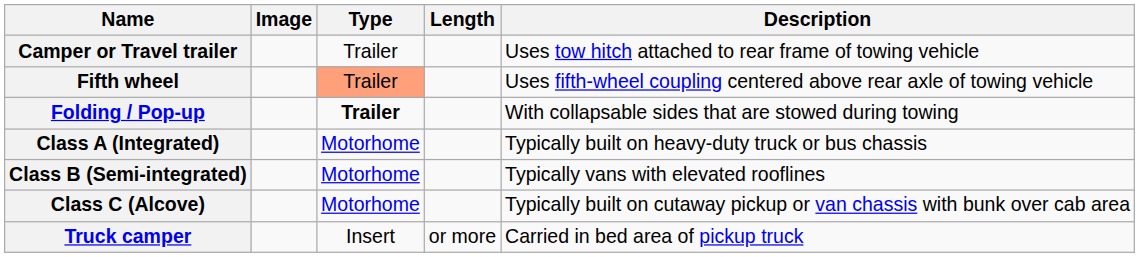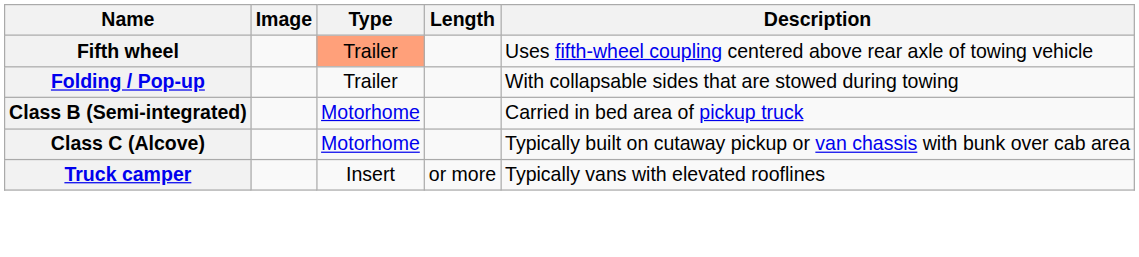- row: (128, 50)
(370, 112) bold -> (370, 81) normal
- row: (128, 143)
(665, 174) Typically vans with elevated rooflines -> (654, 112) Carried in bed area of pickup truck
(654, 236) Carried in bed area of pickup truck -> (665, 174) Typically vans with elevated rooflines
